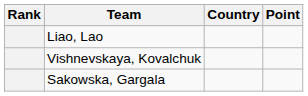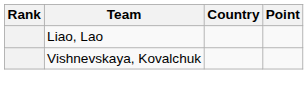- row: (106, 79)
